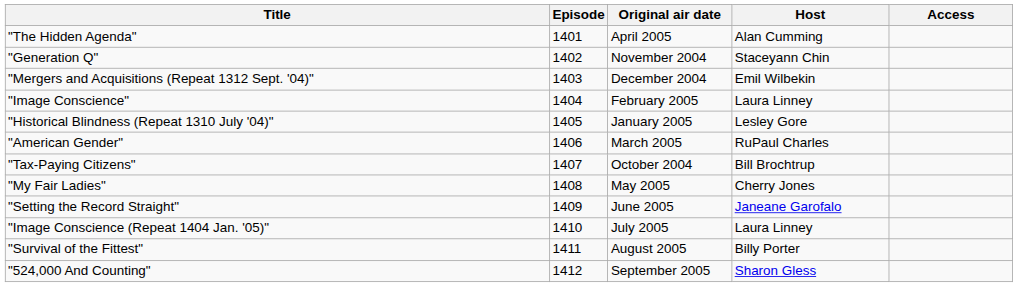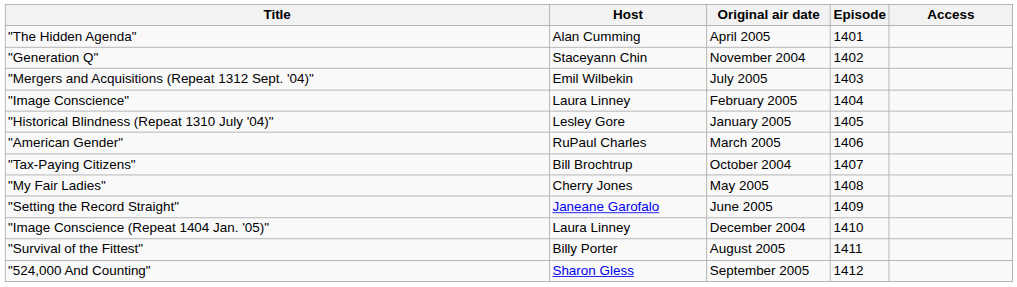columns swapped: (810, 15) <-> (579, 15)
(659, 79) December 2004 -> (739, 79) July 2005
(640, 228) July 2005 -> (758, 228) December 2004
